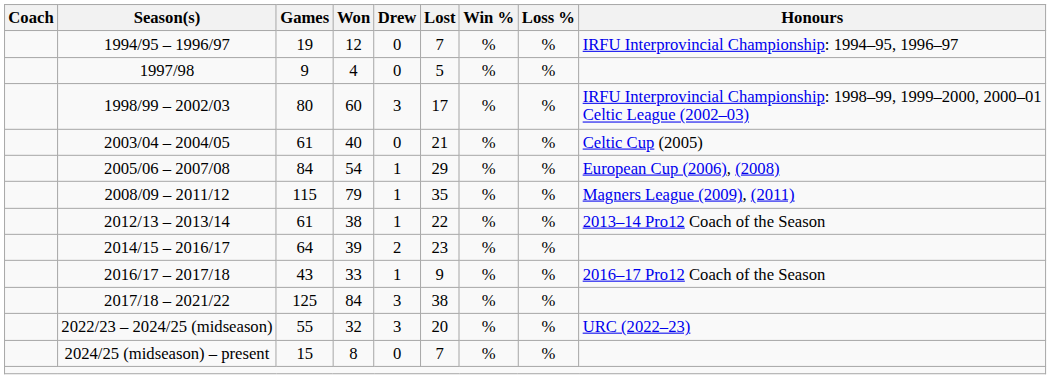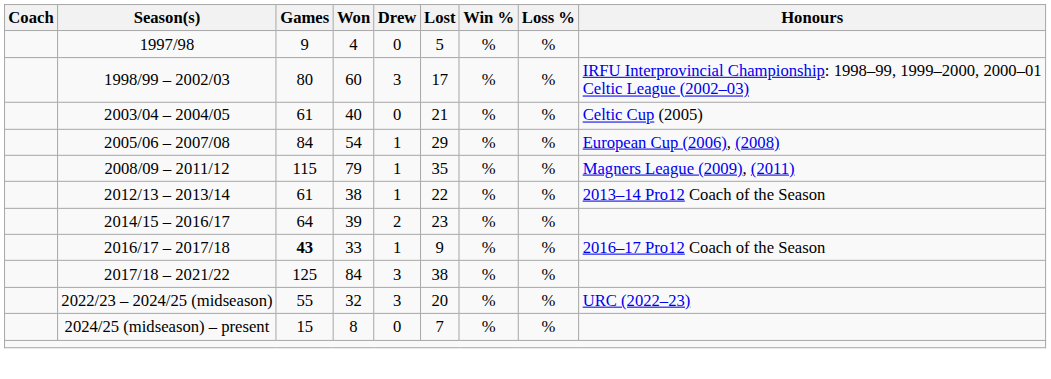- row: (167, 44)
(305, 273) normal -> (305, 247) bold
